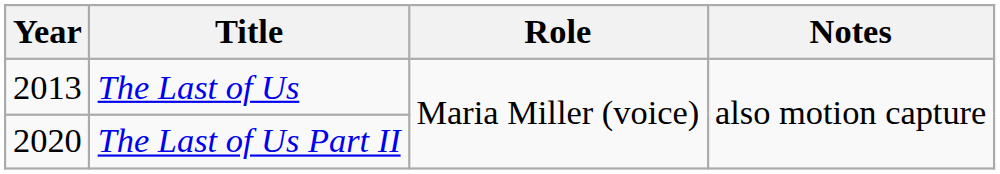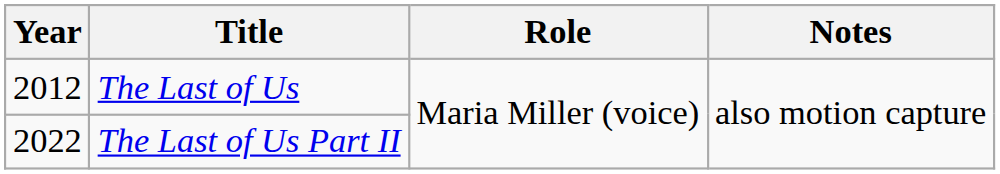(47, 86) 2013 -> (47, 86) 2012
(47, 140) 2020 -> (47, 140) 2022
